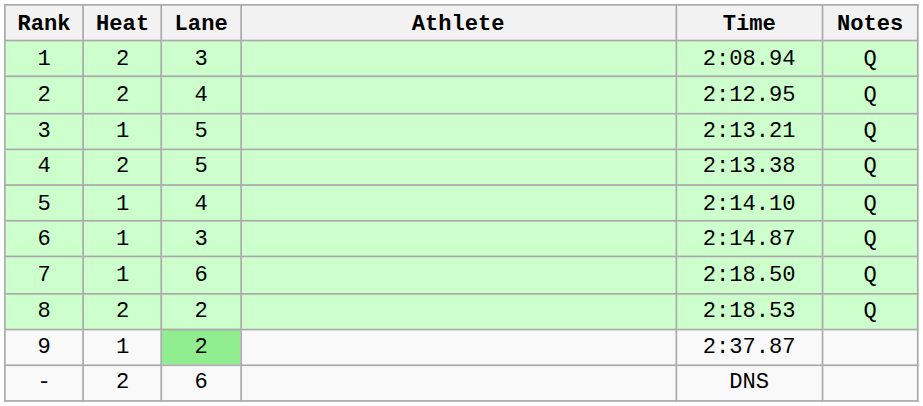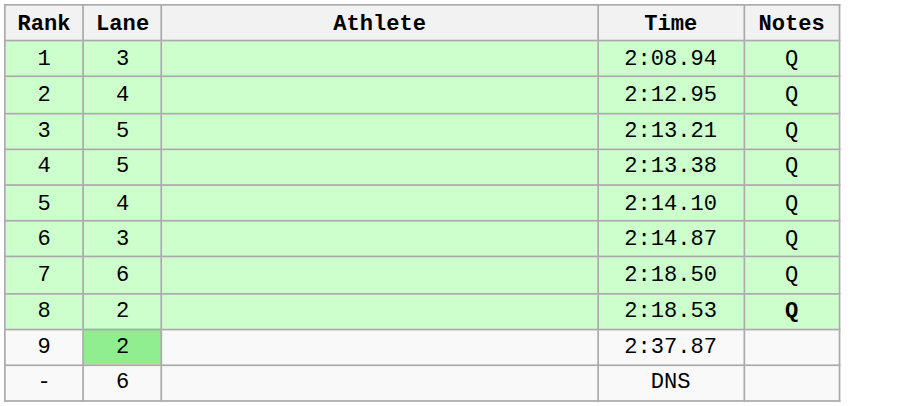- column: (123, 23)
(870, 311) normal -> (792, 311) bold
